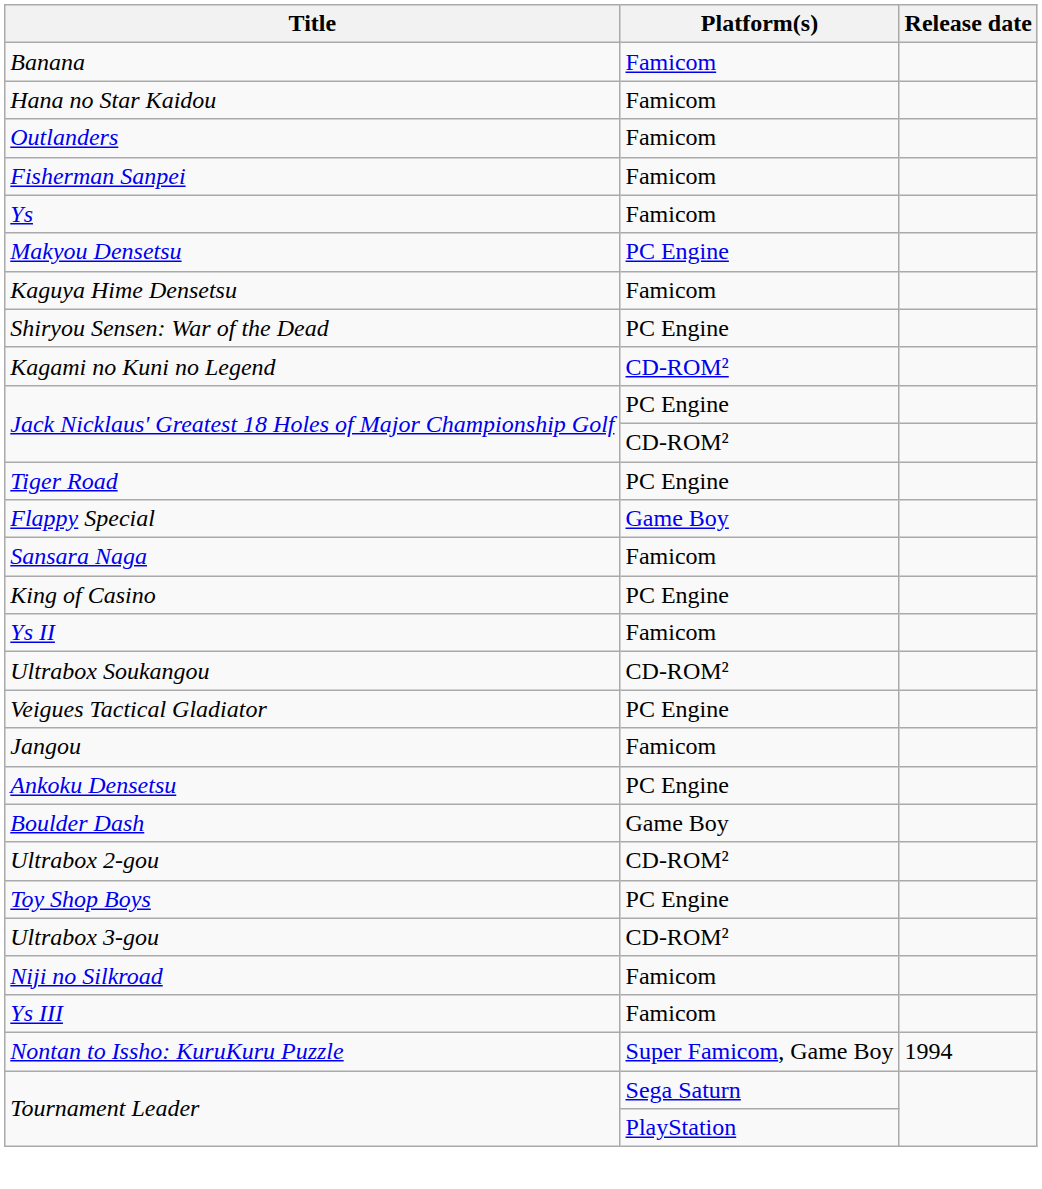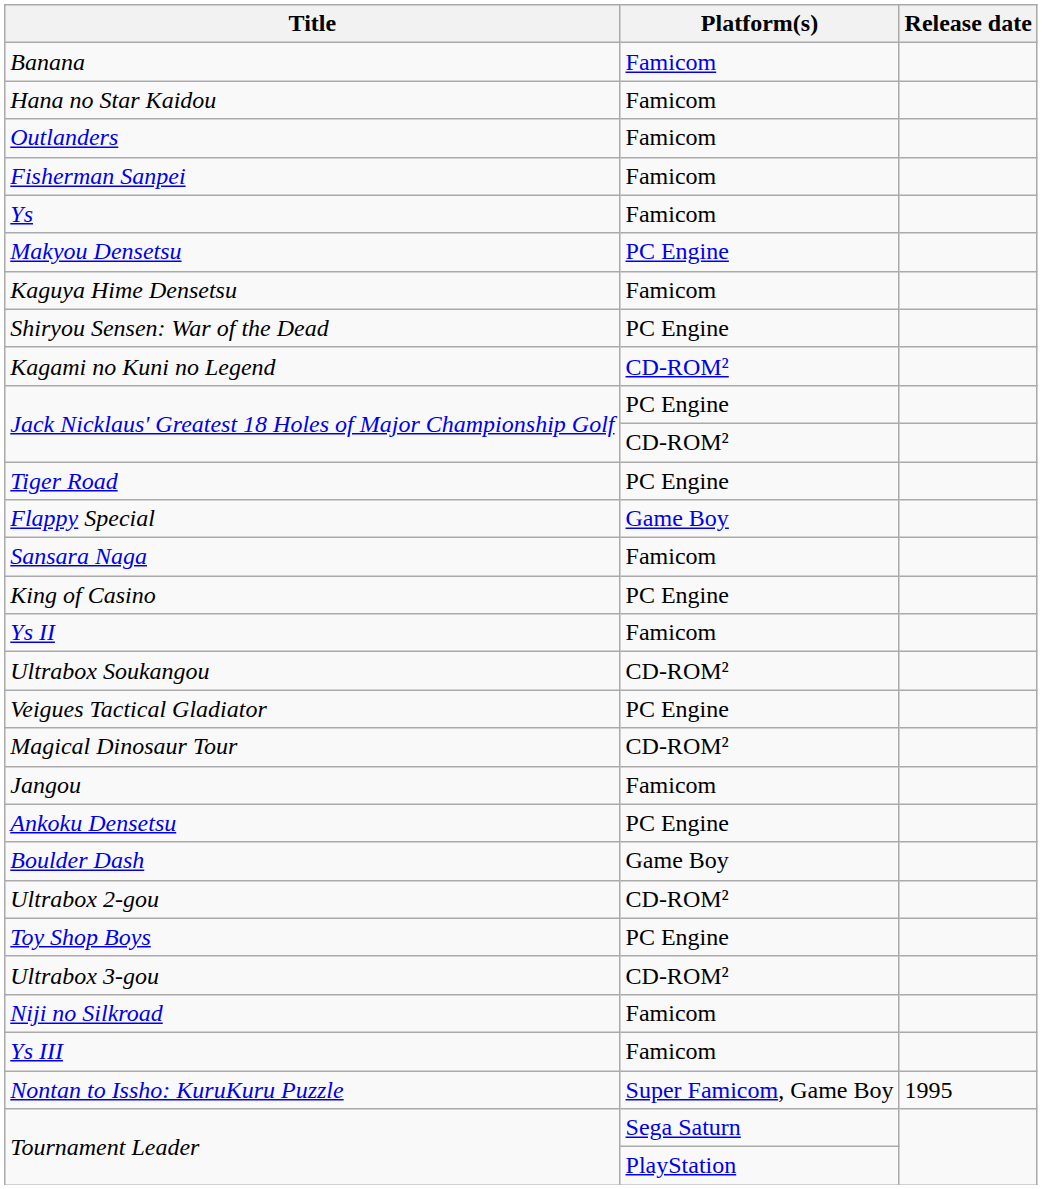+ row: (124, 746)
(929, 1051) 1994 -> (929, 1089) 1995
